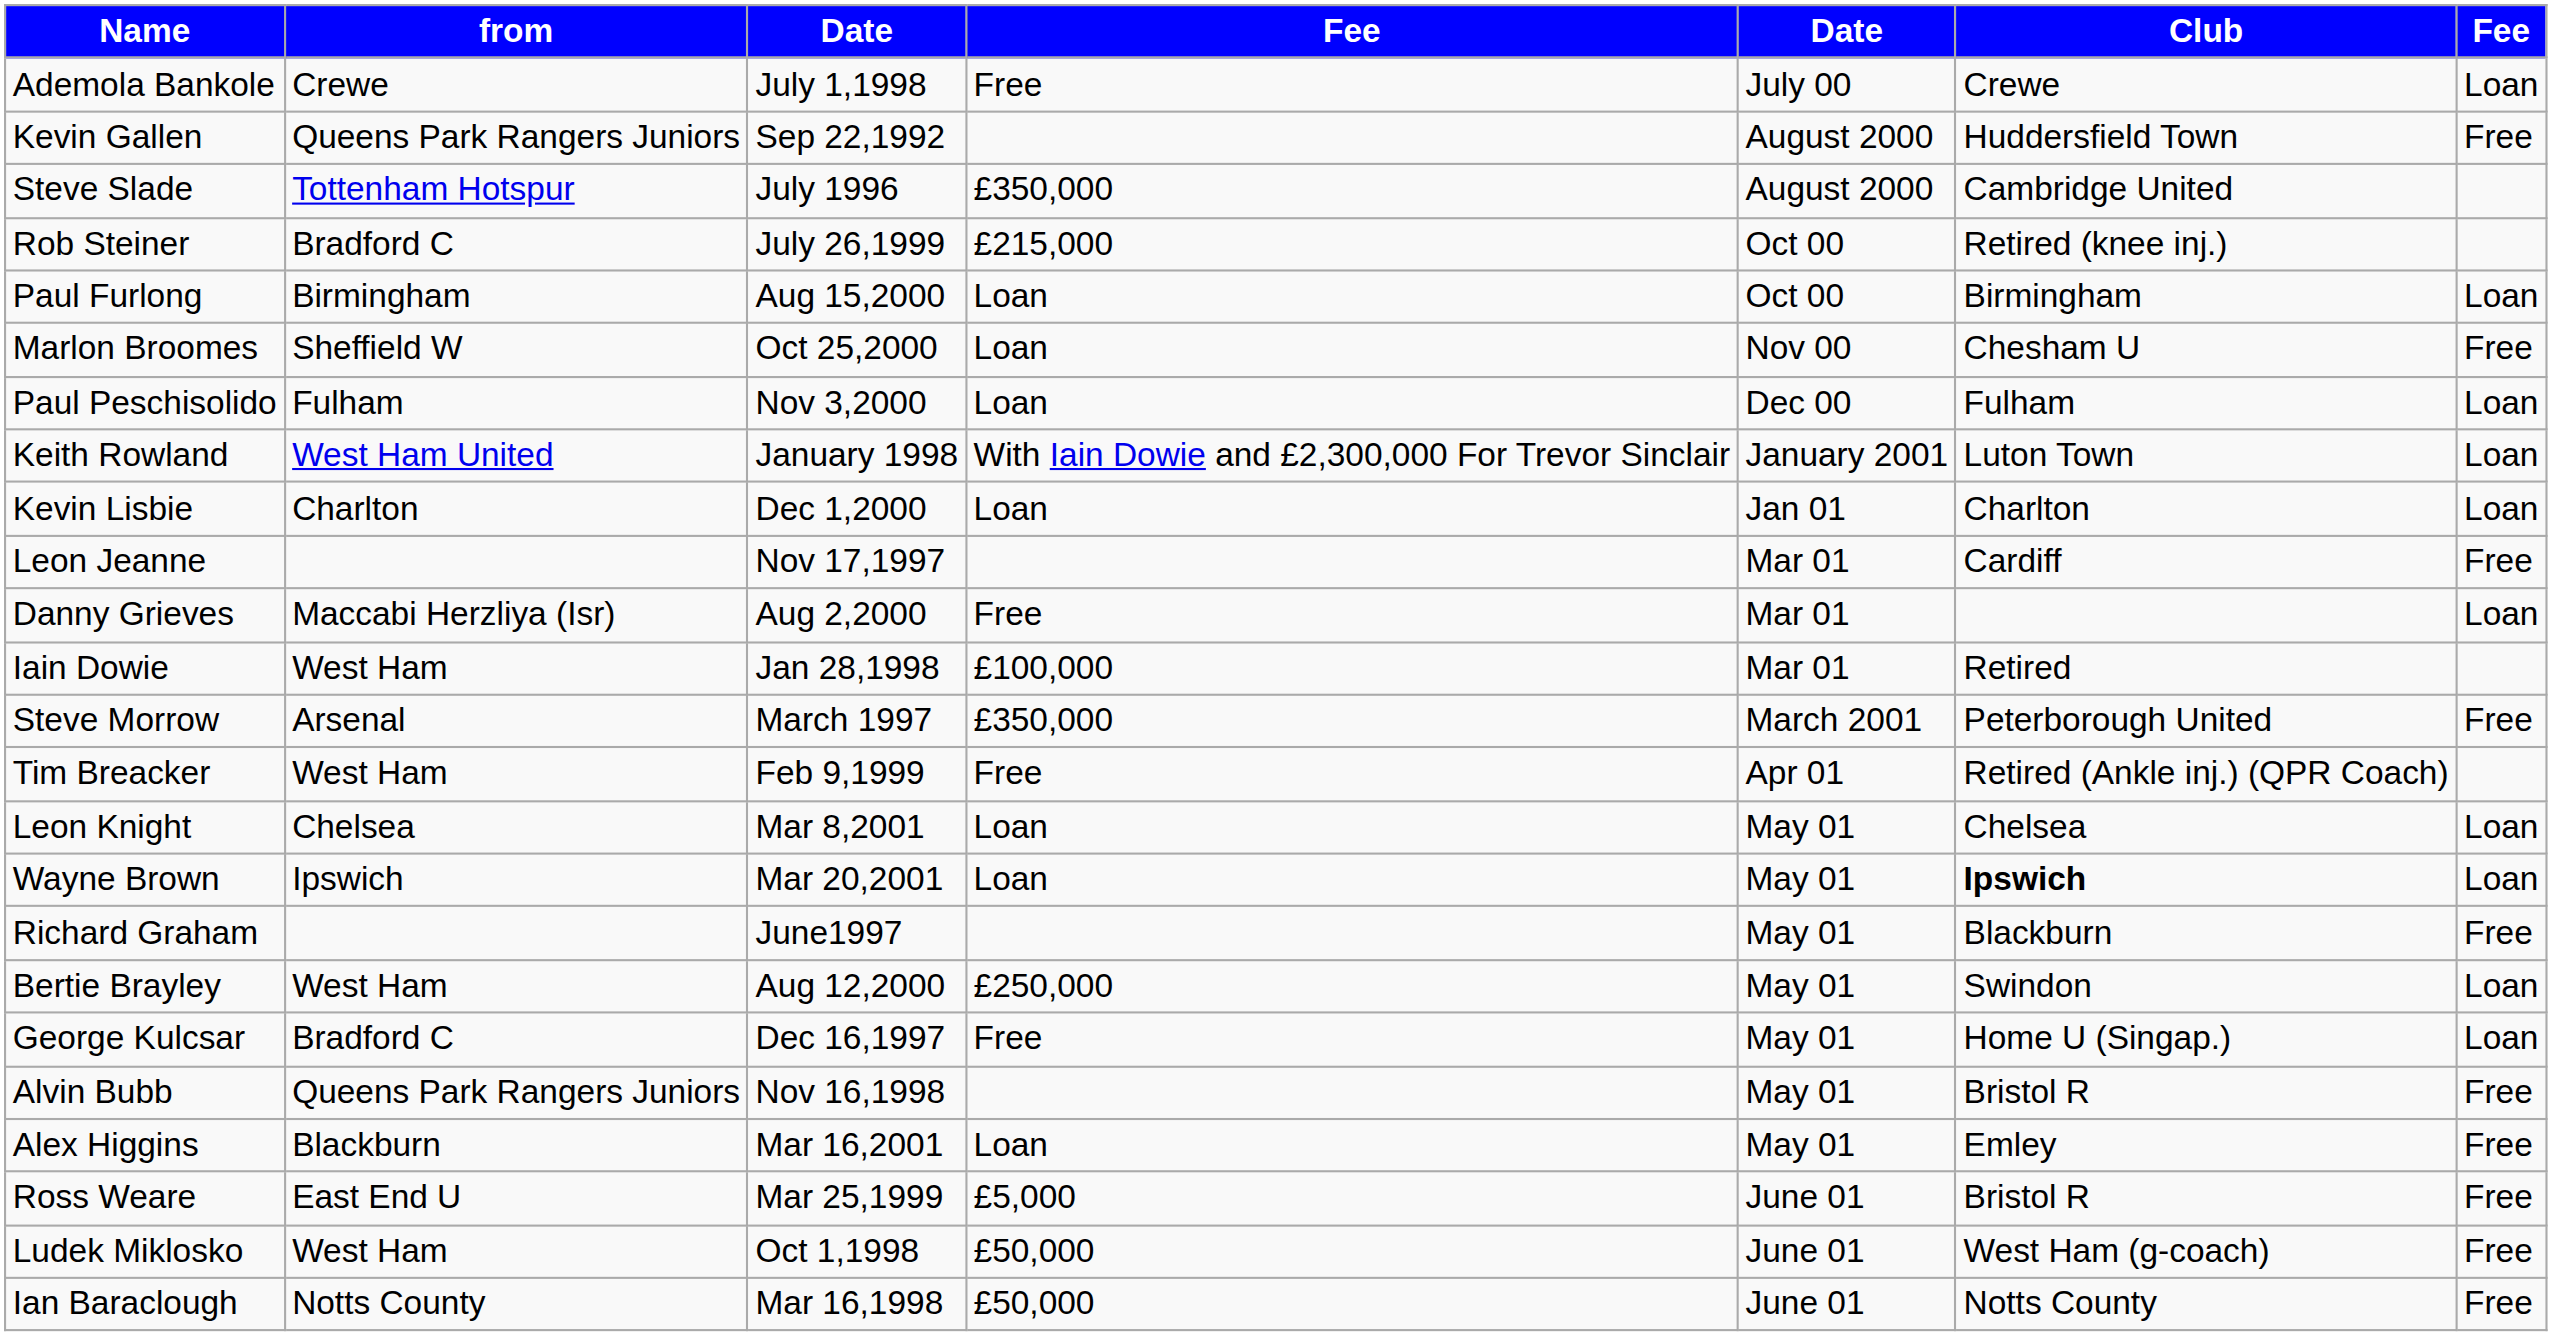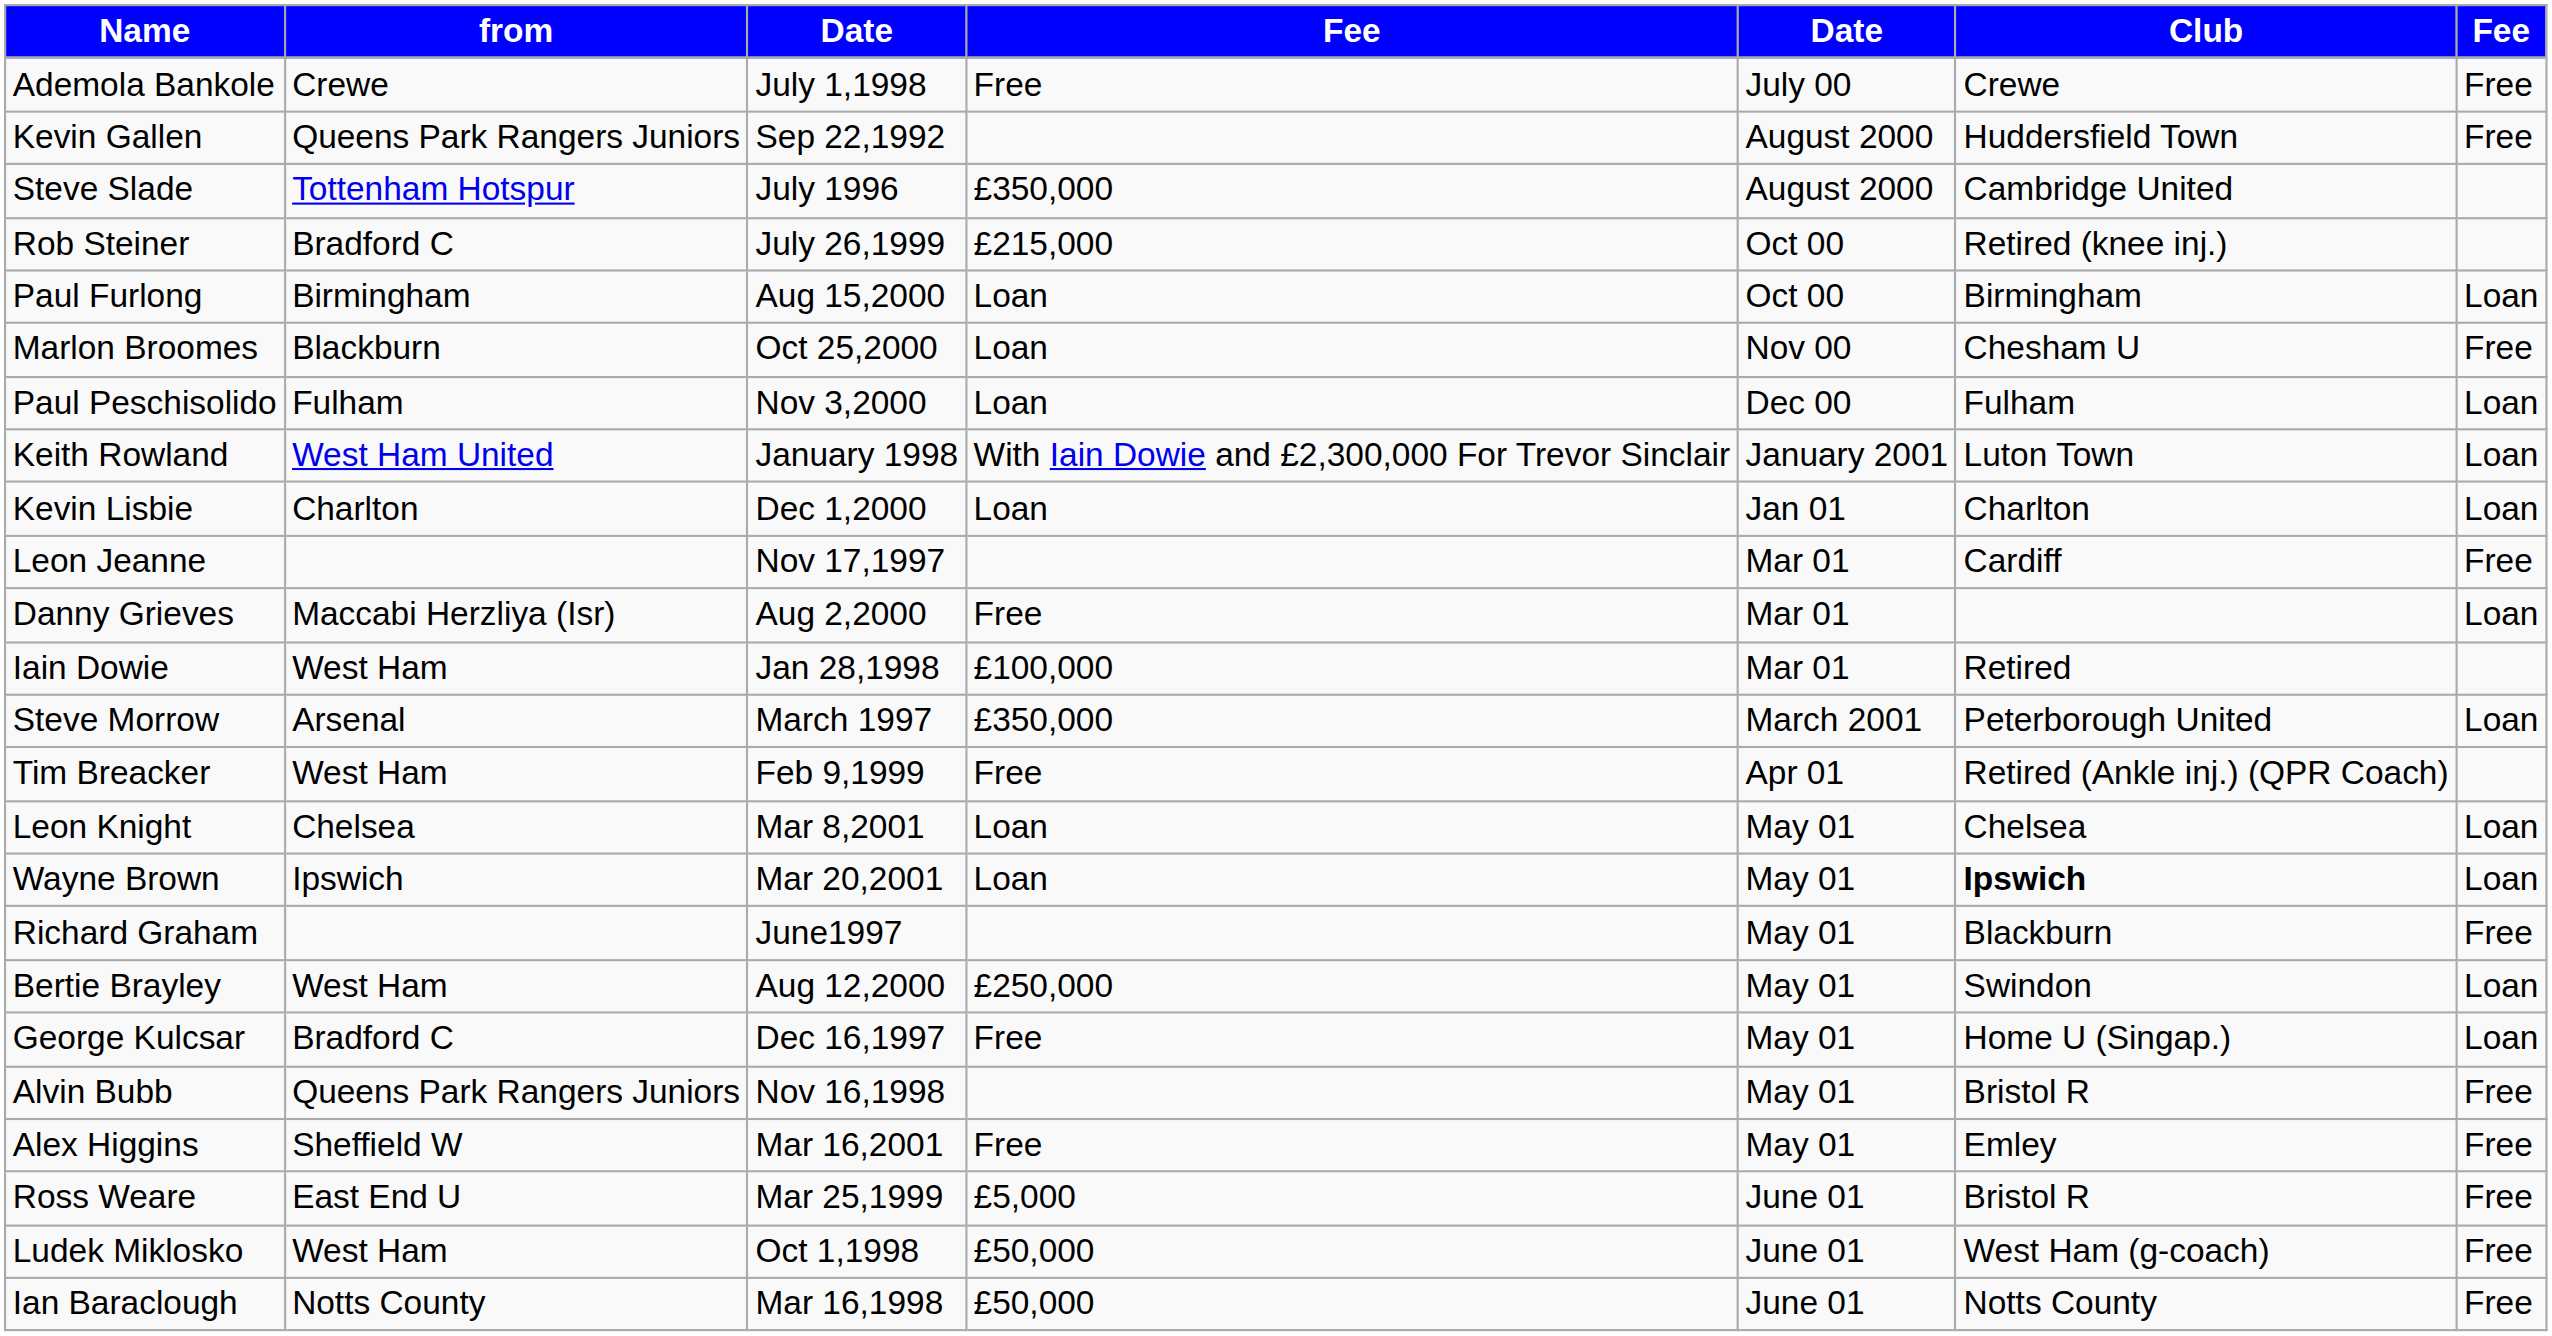(2501, 84) Loan -> (2498, 84) Free
(377, 349) Sheffield W -> (366, 349) Blackburn
(2498, 720) Free -> (2501, 720) Loan
(366, 1144) Blackburn -> (377, 1144) Sheffield W
(1011, 1144) Loan -> (1008, 1144) Free
